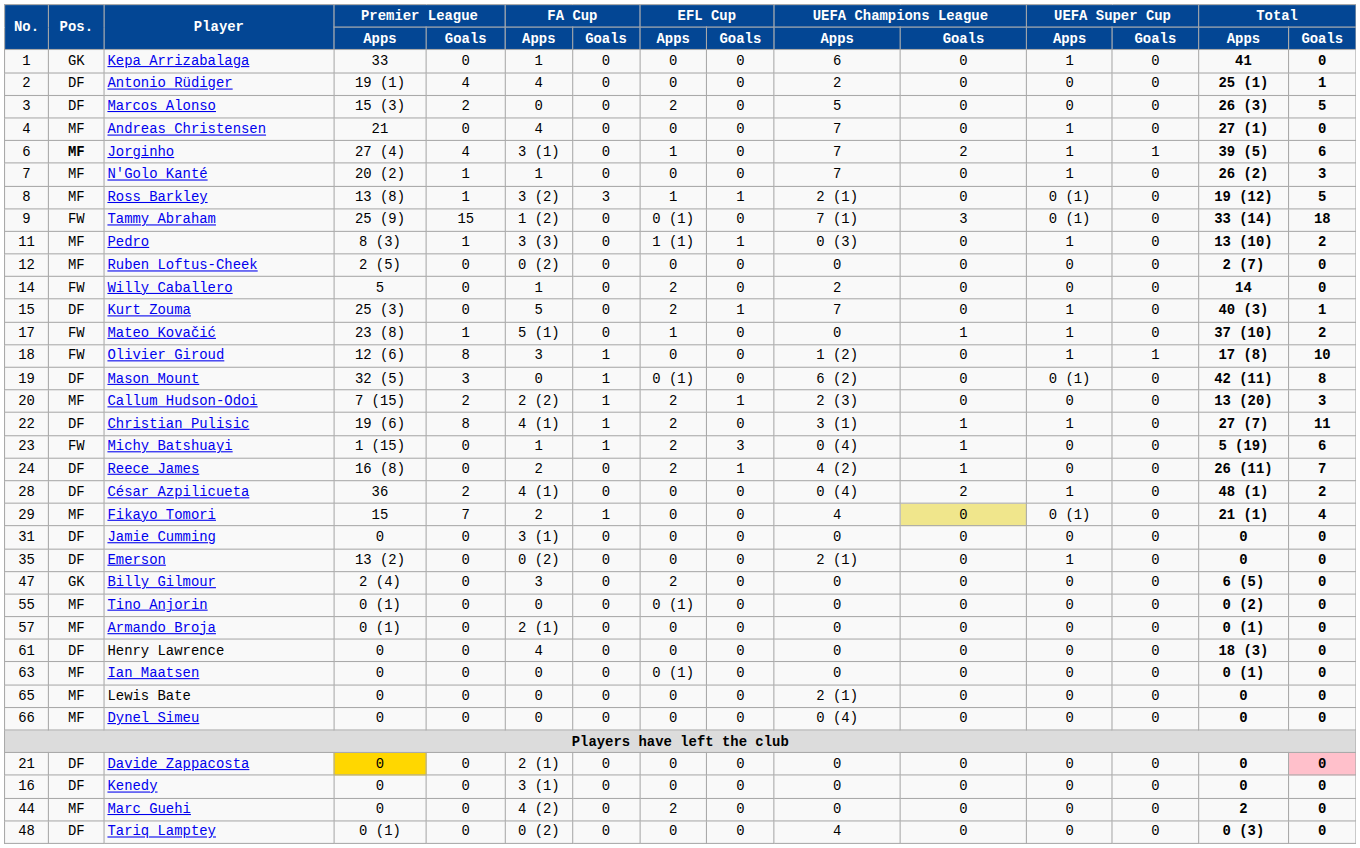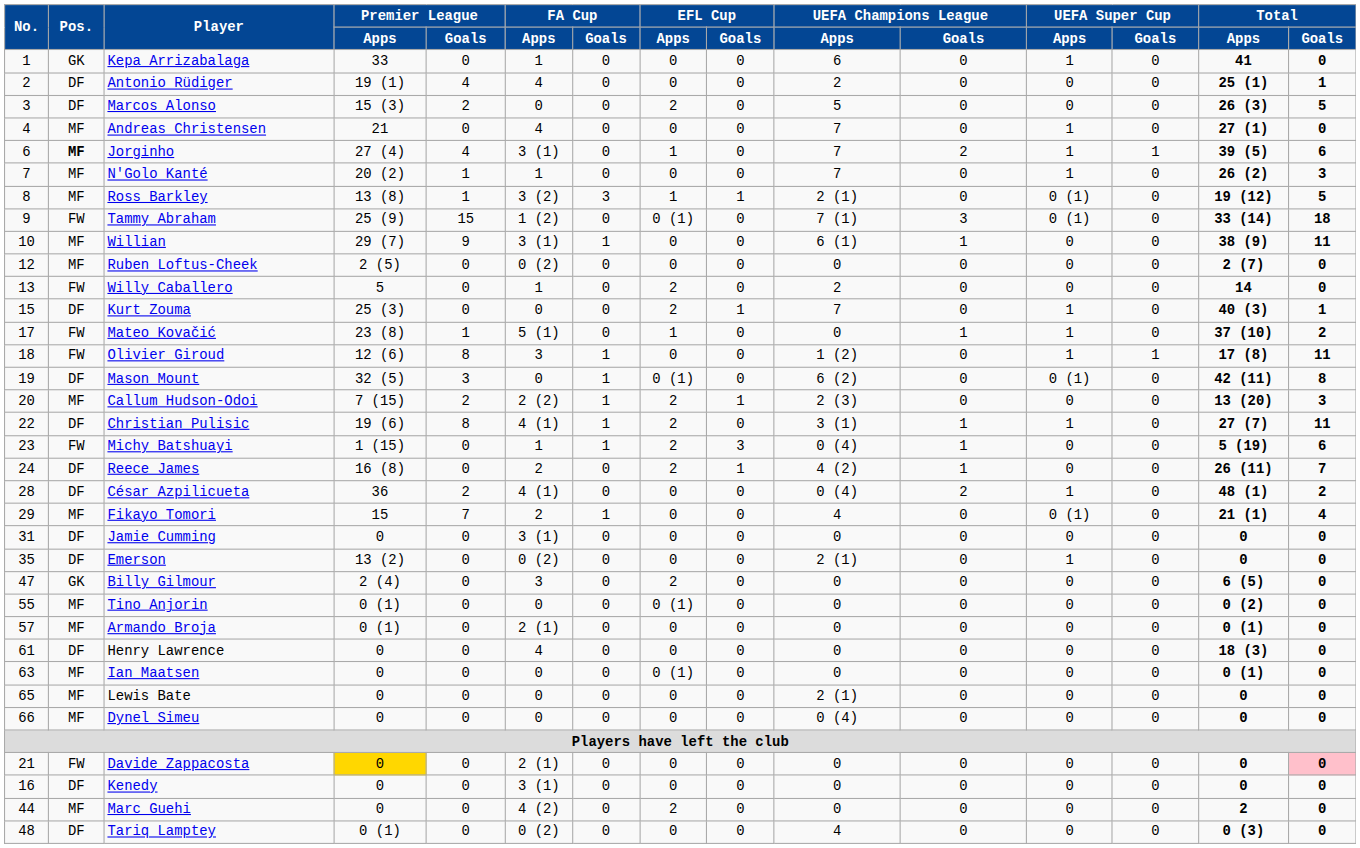+ row: (137, 243)
- row: (128, 243)
(27, 288) 14 -> (27, 288) 13
(539, 311) 5 -> (539, 311) 0
(1322, 356) 10 -> (1322, 356) 11
(964, 515) khaki background -> (964, 515) no background
(76, 764) DF -> (76, 764) FW
